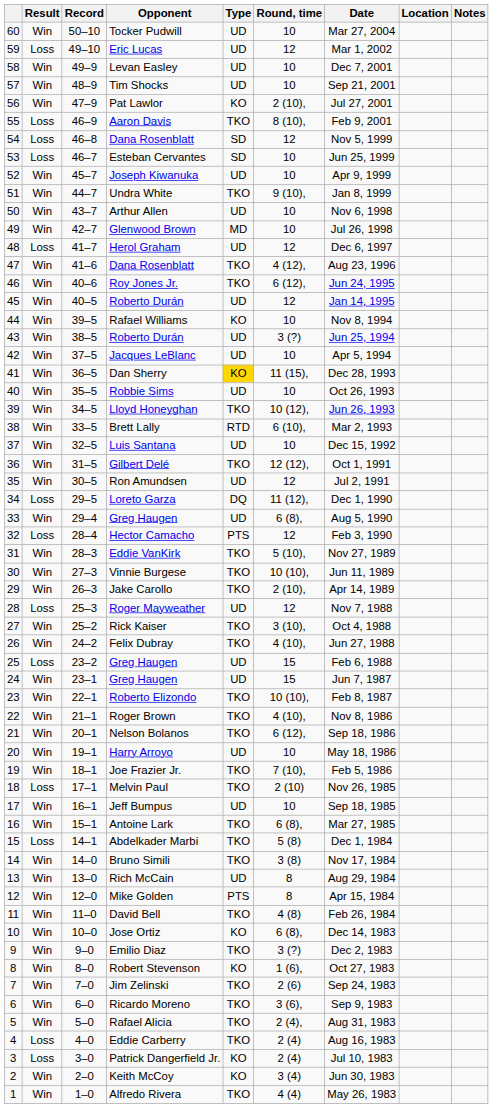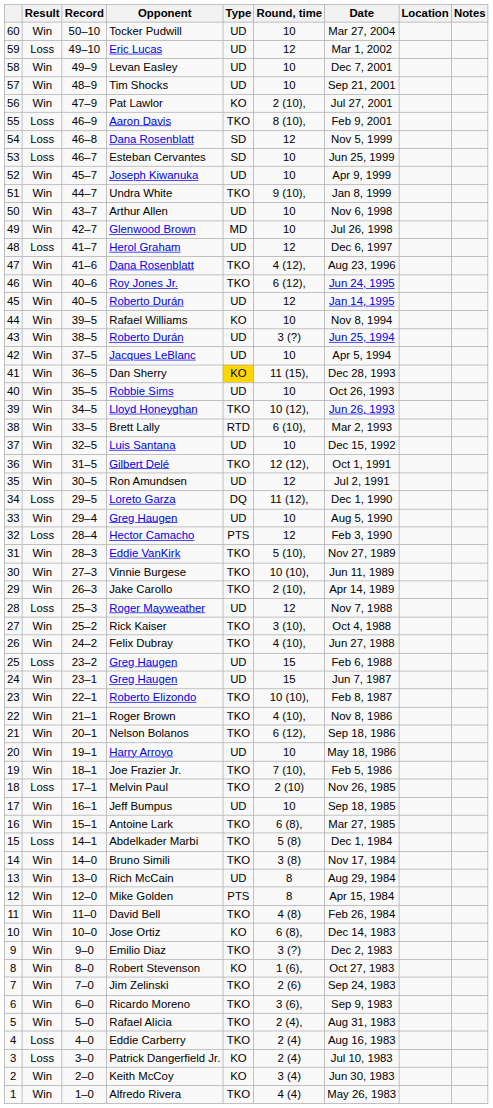(289, 517) 6 (8), -> (289, 517) 10
